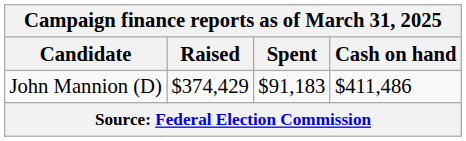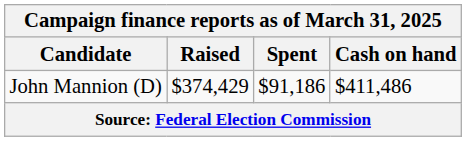(292, 86) $91,183 -> (292, 86) $91,186
